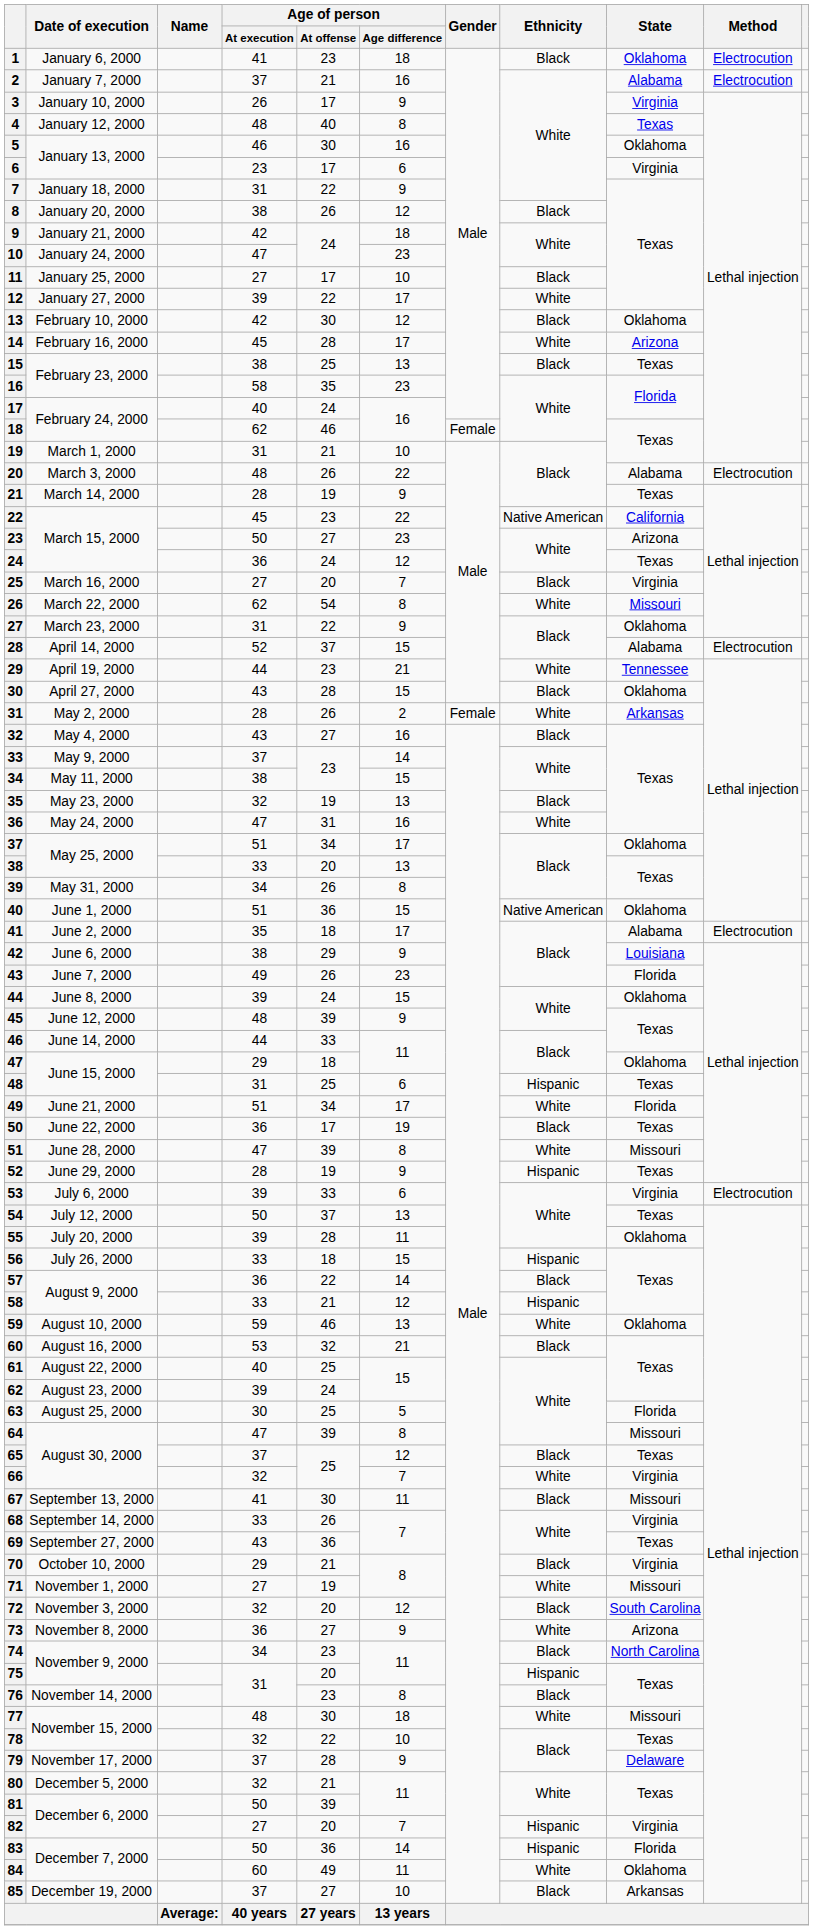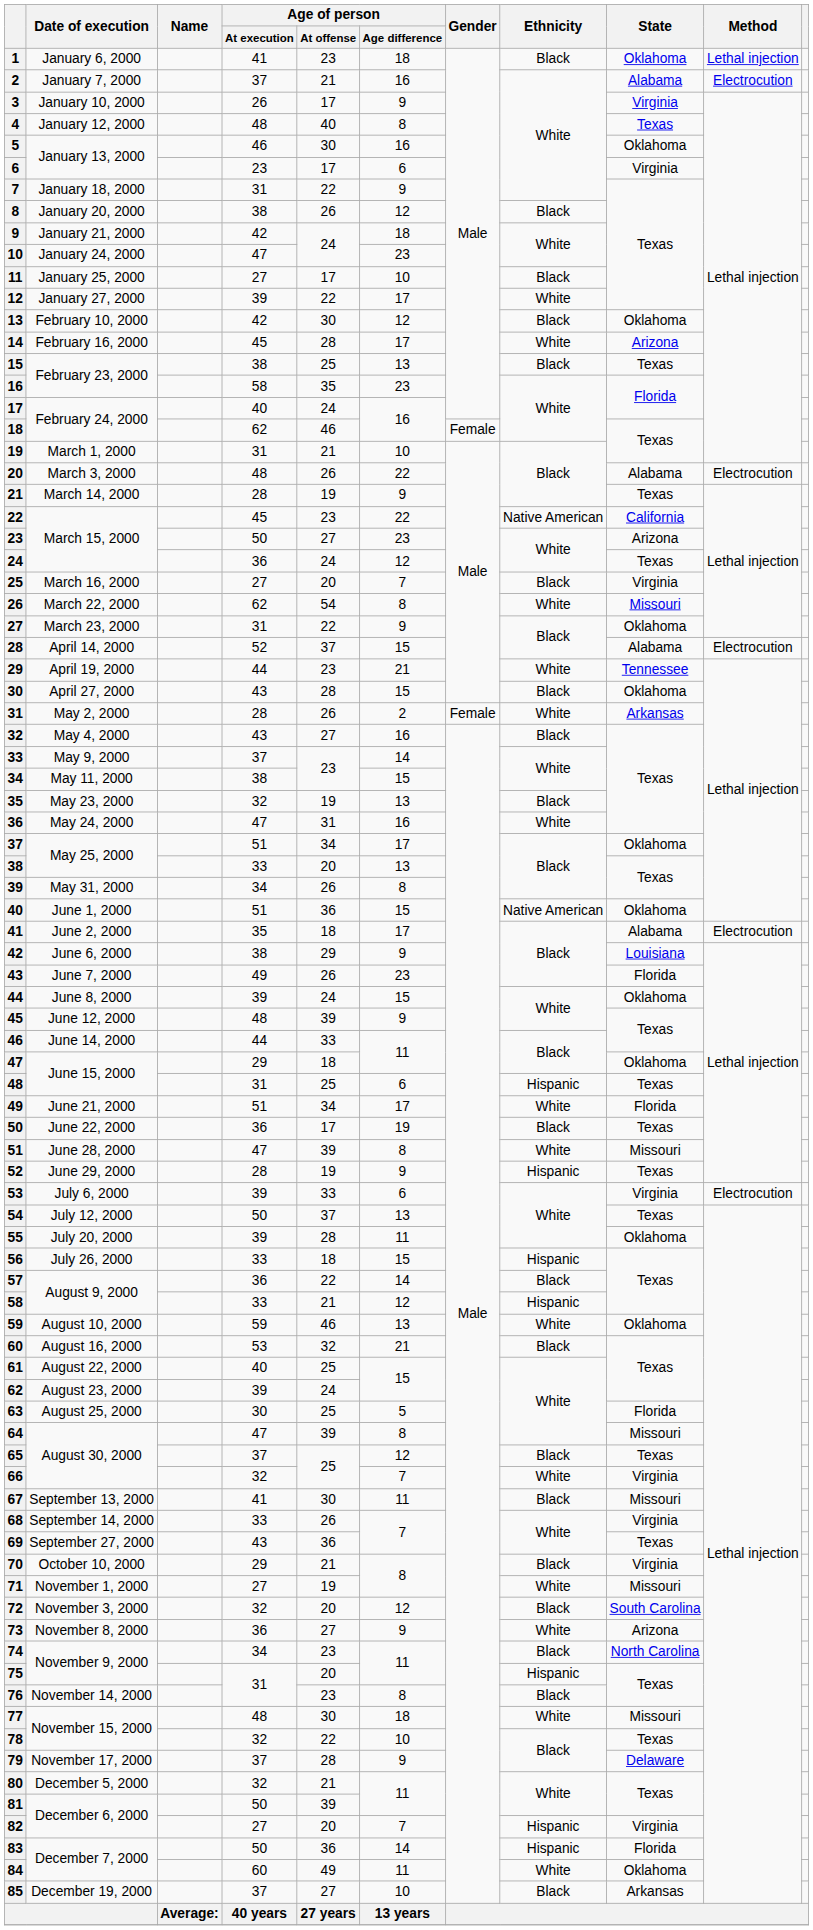(753, 59) Electrocution -> (753, 59) Lethal injection
